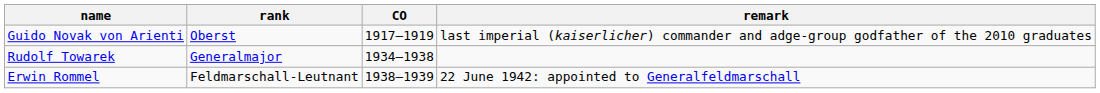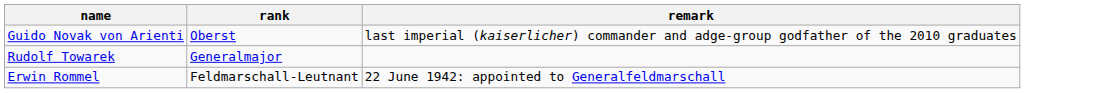- column: (399, 15)
